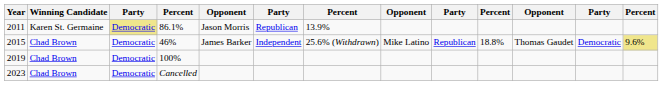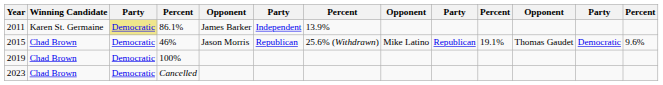(225, 27) Jason Morris -> (226, 27) James Barker
(277, 27) Republican -> (279, 27) Independent
(226, 42) James Barker -> (225, 42) Jason Morris
(279, 42) Independent -> (277, 42) Republican
(492, 42) 18.8% -> (492, 42) 19.1%
(635, 42) khaki background -> (635, 42) no background
